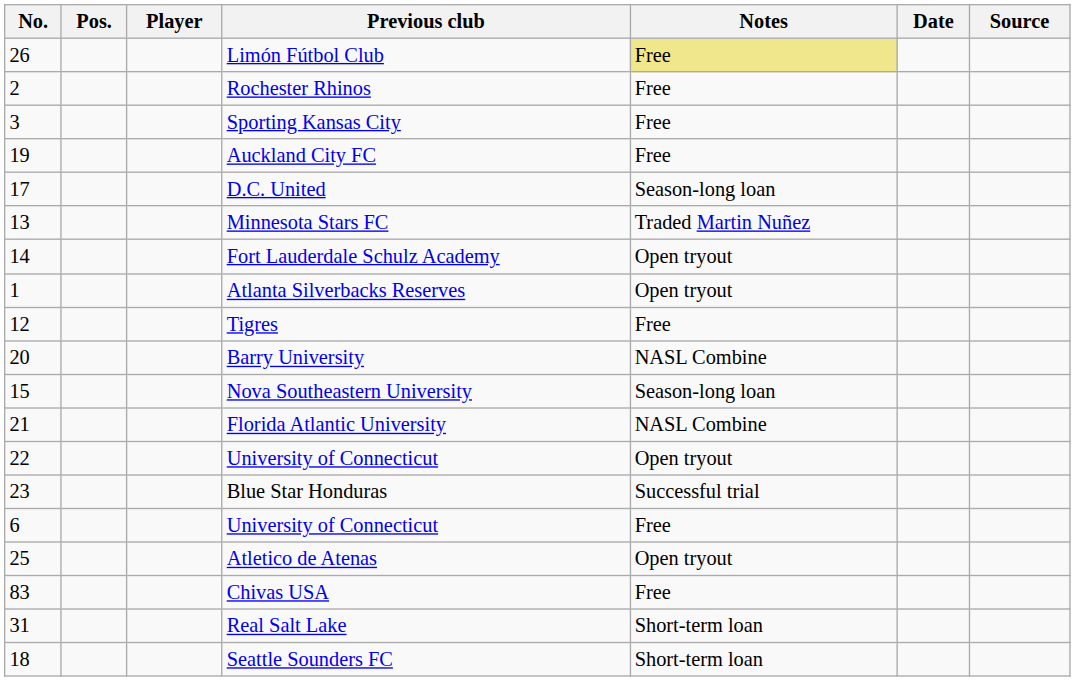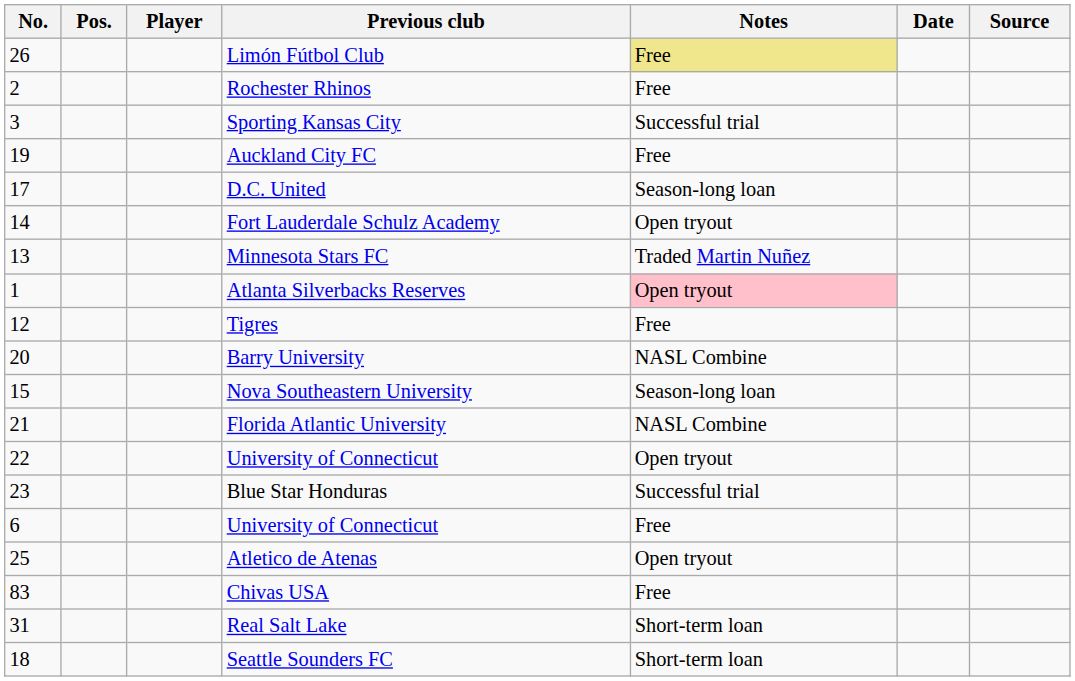(653, 122) Free -> (697, 122) Successful trial
rows swapped: (20, 222) <-> (20, 256)
(684, 290) no background -> (684, 290) pink background
